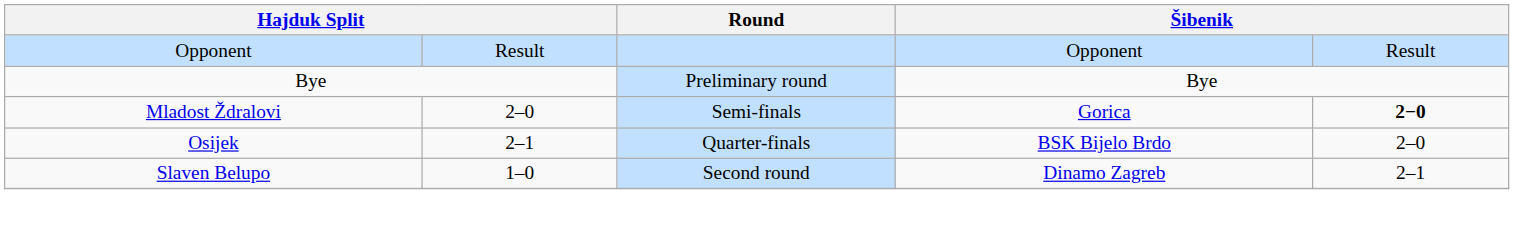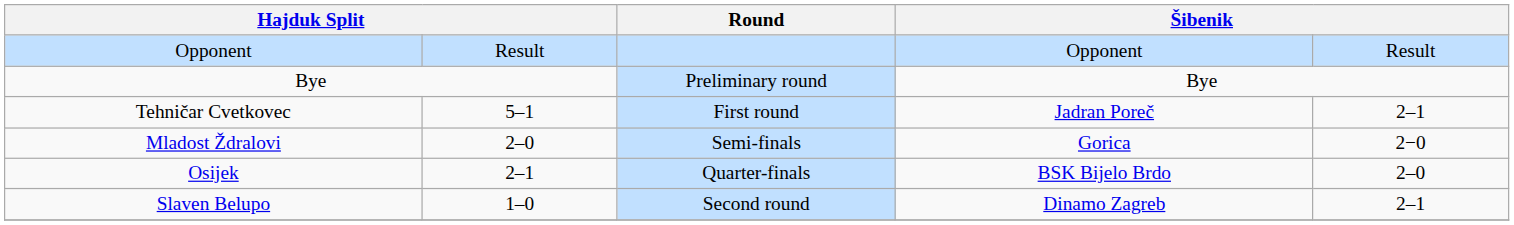+ row: (213, 111)
(1411, 111) bold -> (1411, 142) normal
